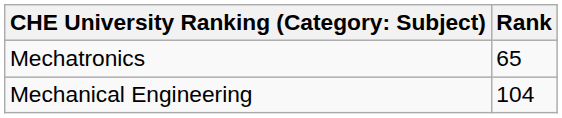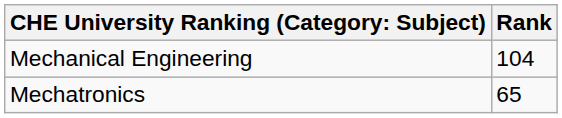rows swapped: (78, 58) <-> (131, 94)
